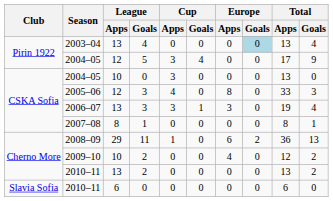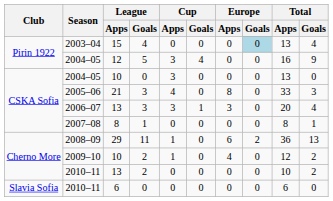(116, 44) 13 -> (116, 44) 15
(286, 60) 17 -> (286, 60) 16
(116, 92) 12 -> (116, 92) 21
(286, 108) 19 -> (286, 108) 20
(173, 156) 0 -> (173, 156) 1
(286, 172) 13 -> (286, 172) 10
